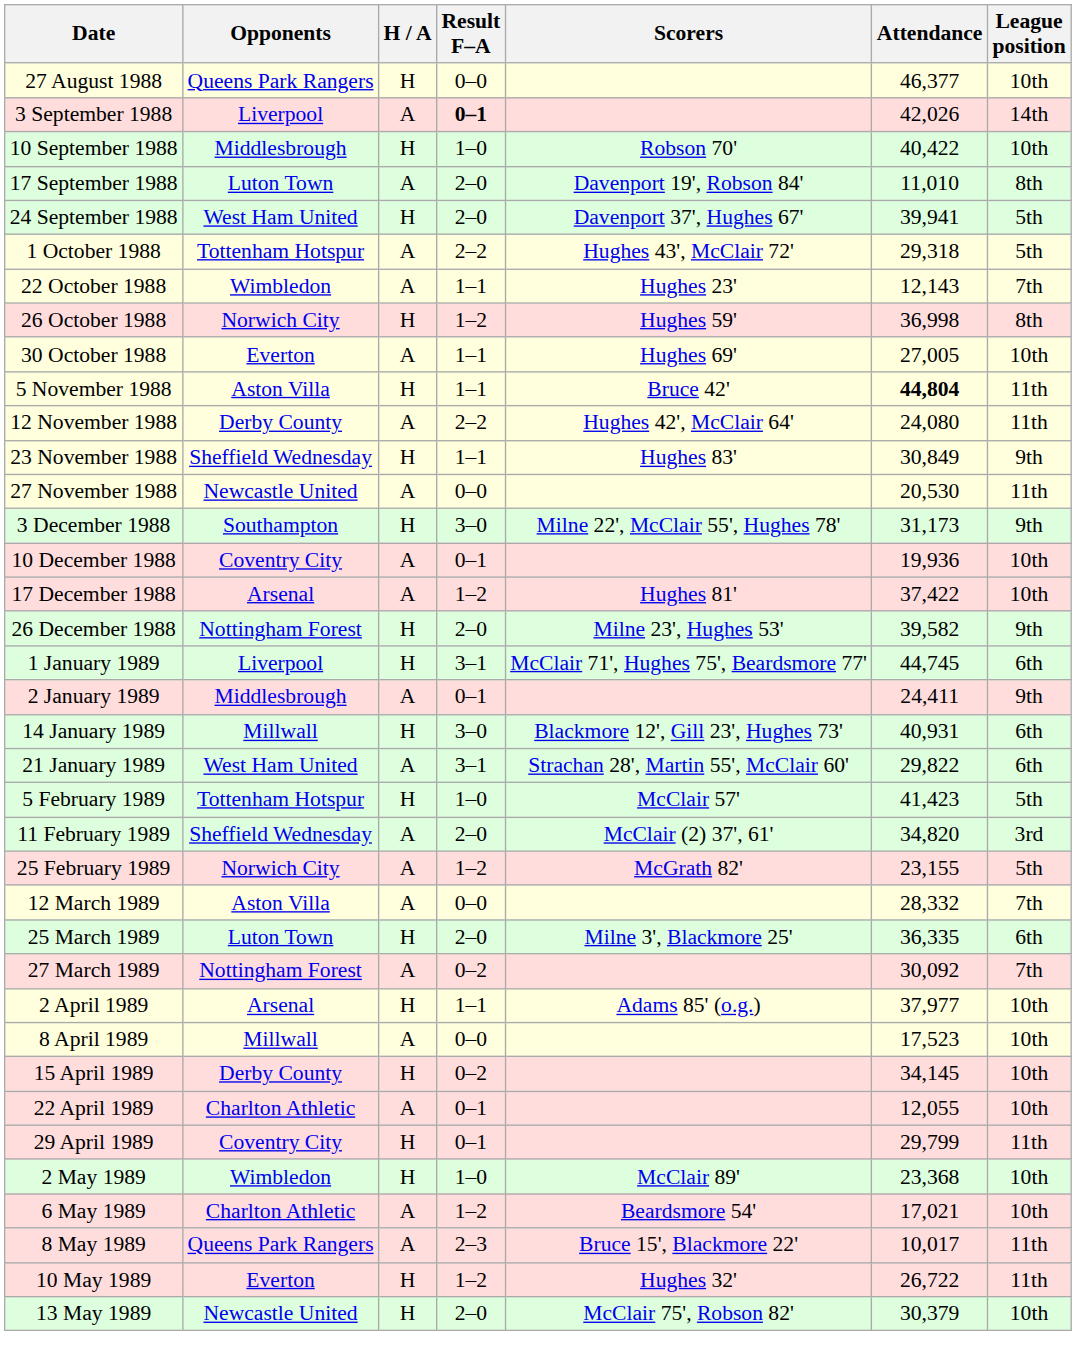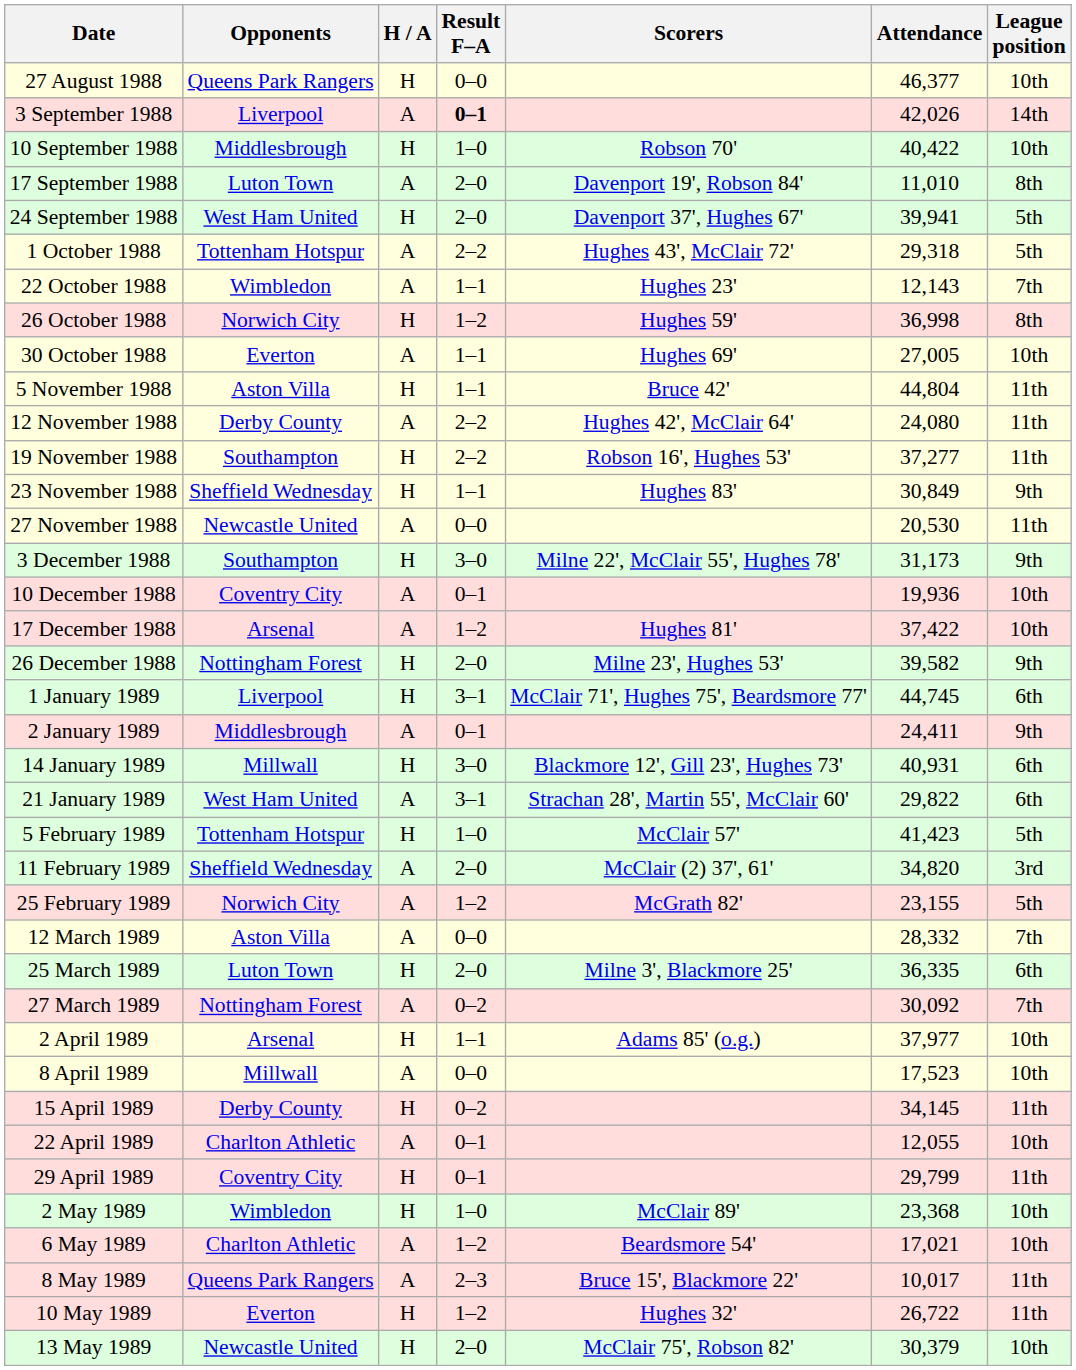(930, 388) bold -> (930, 388) normal
+ row: (94, 457)
(1029, 1073) 10th -> (1029, 1107) 11th
